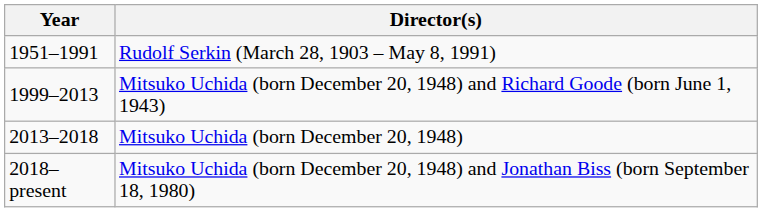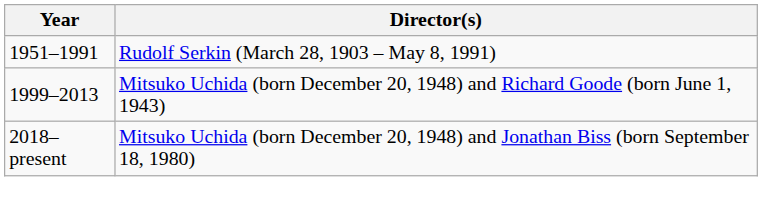- row: (291, 136)
